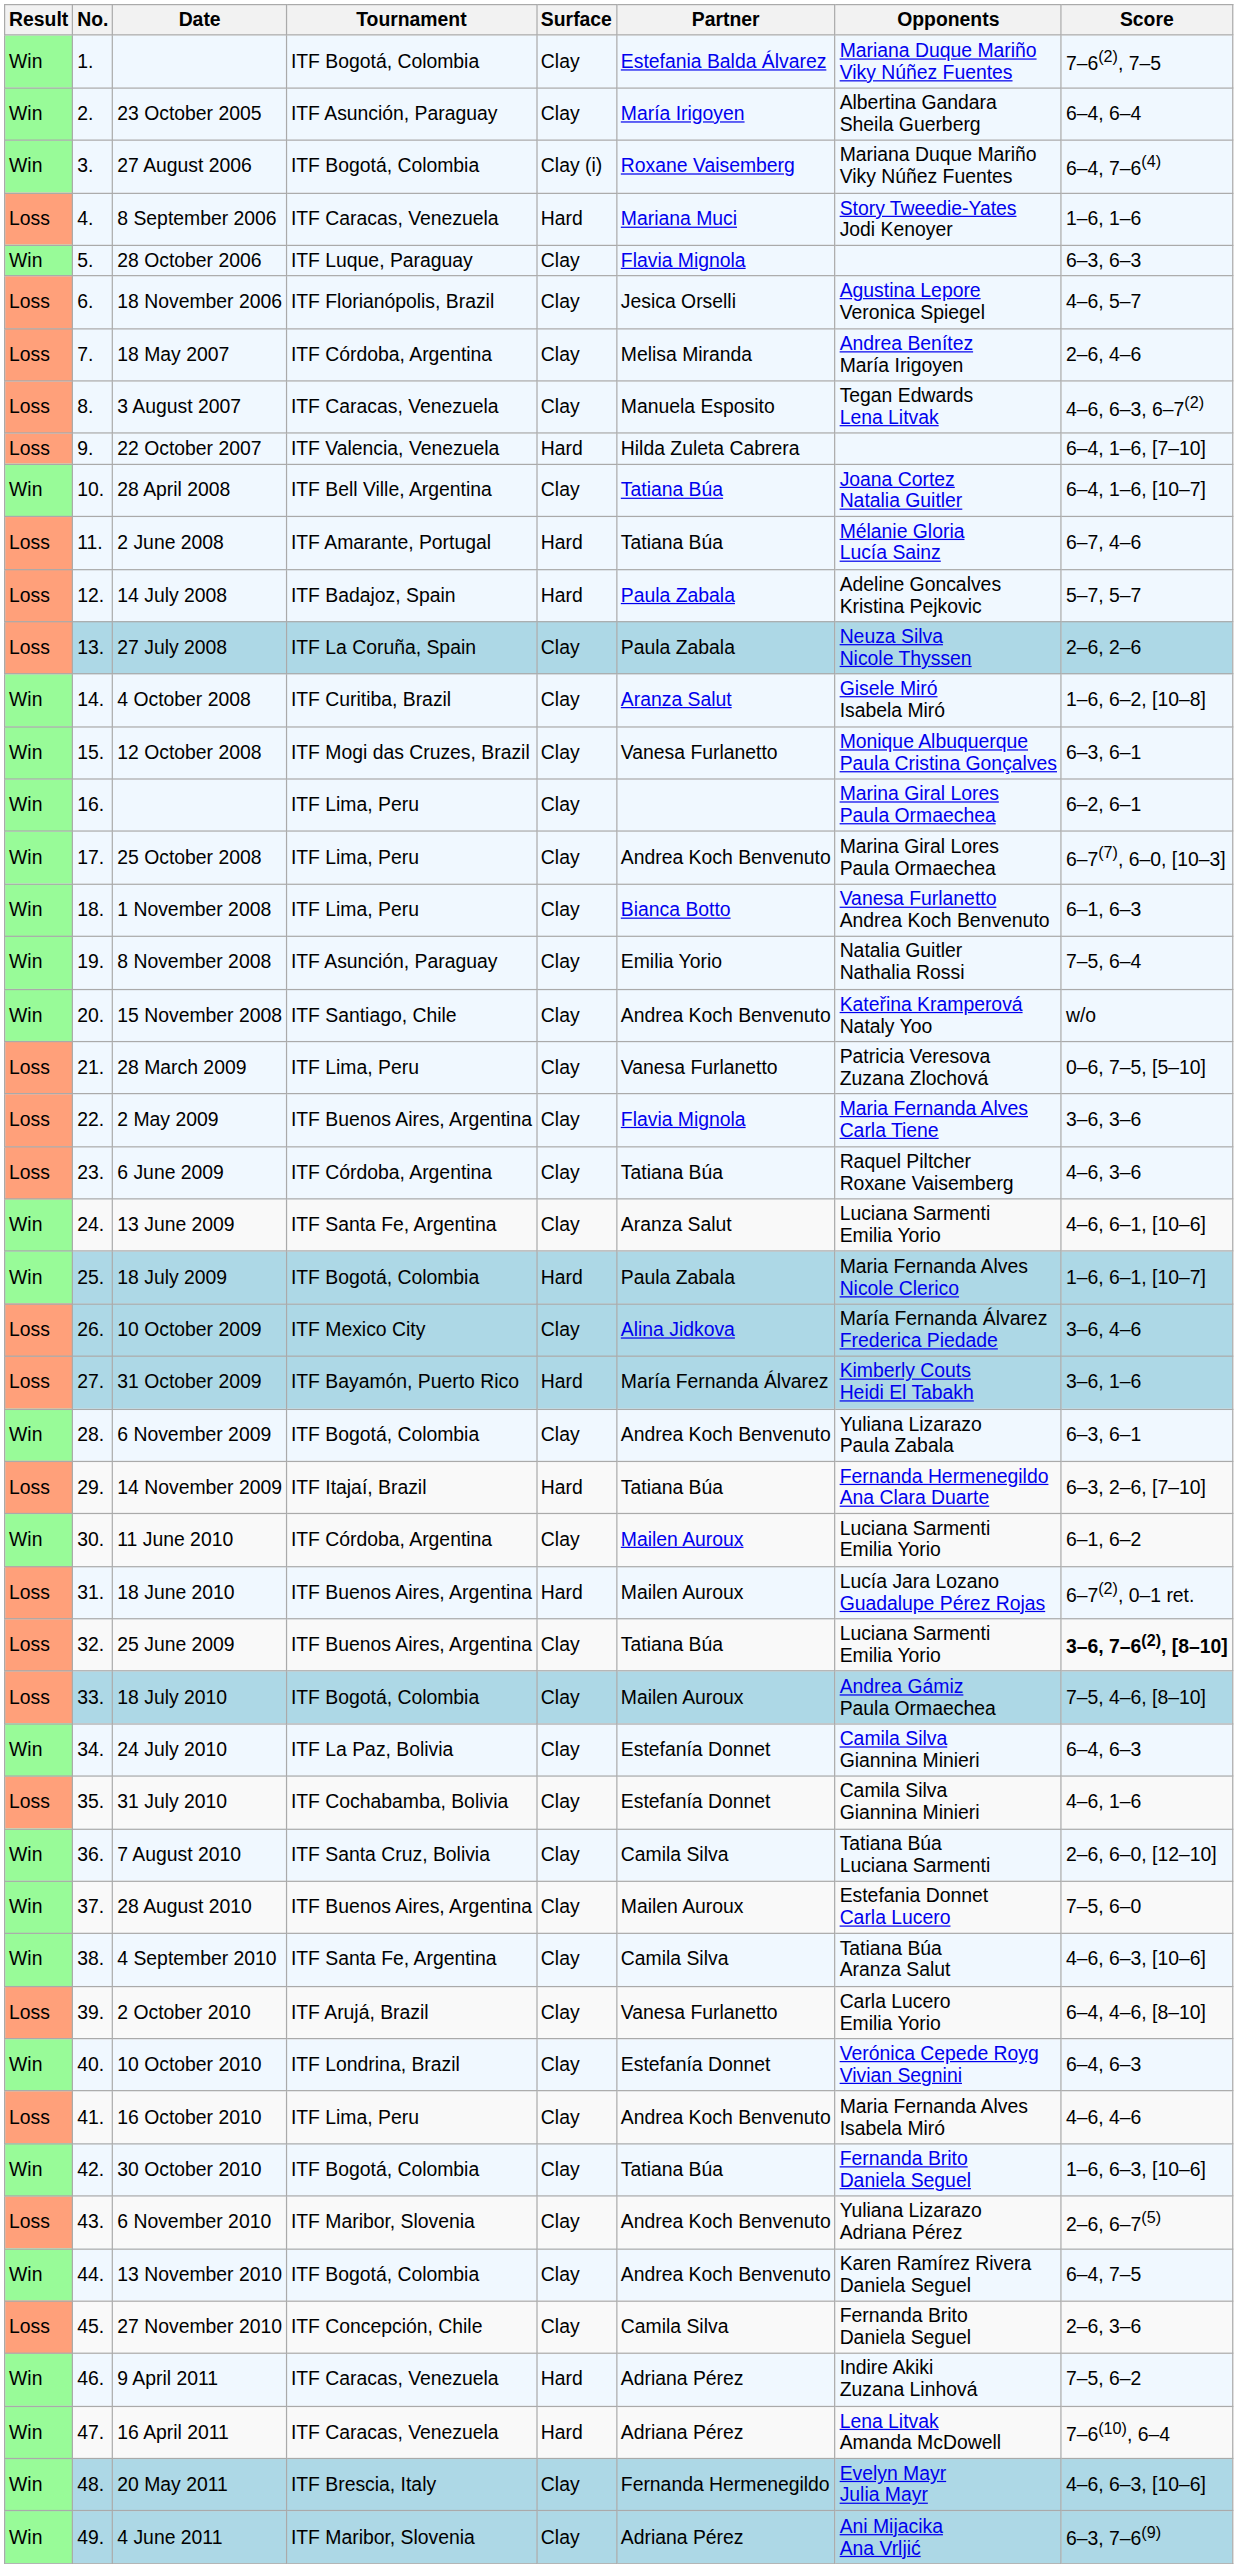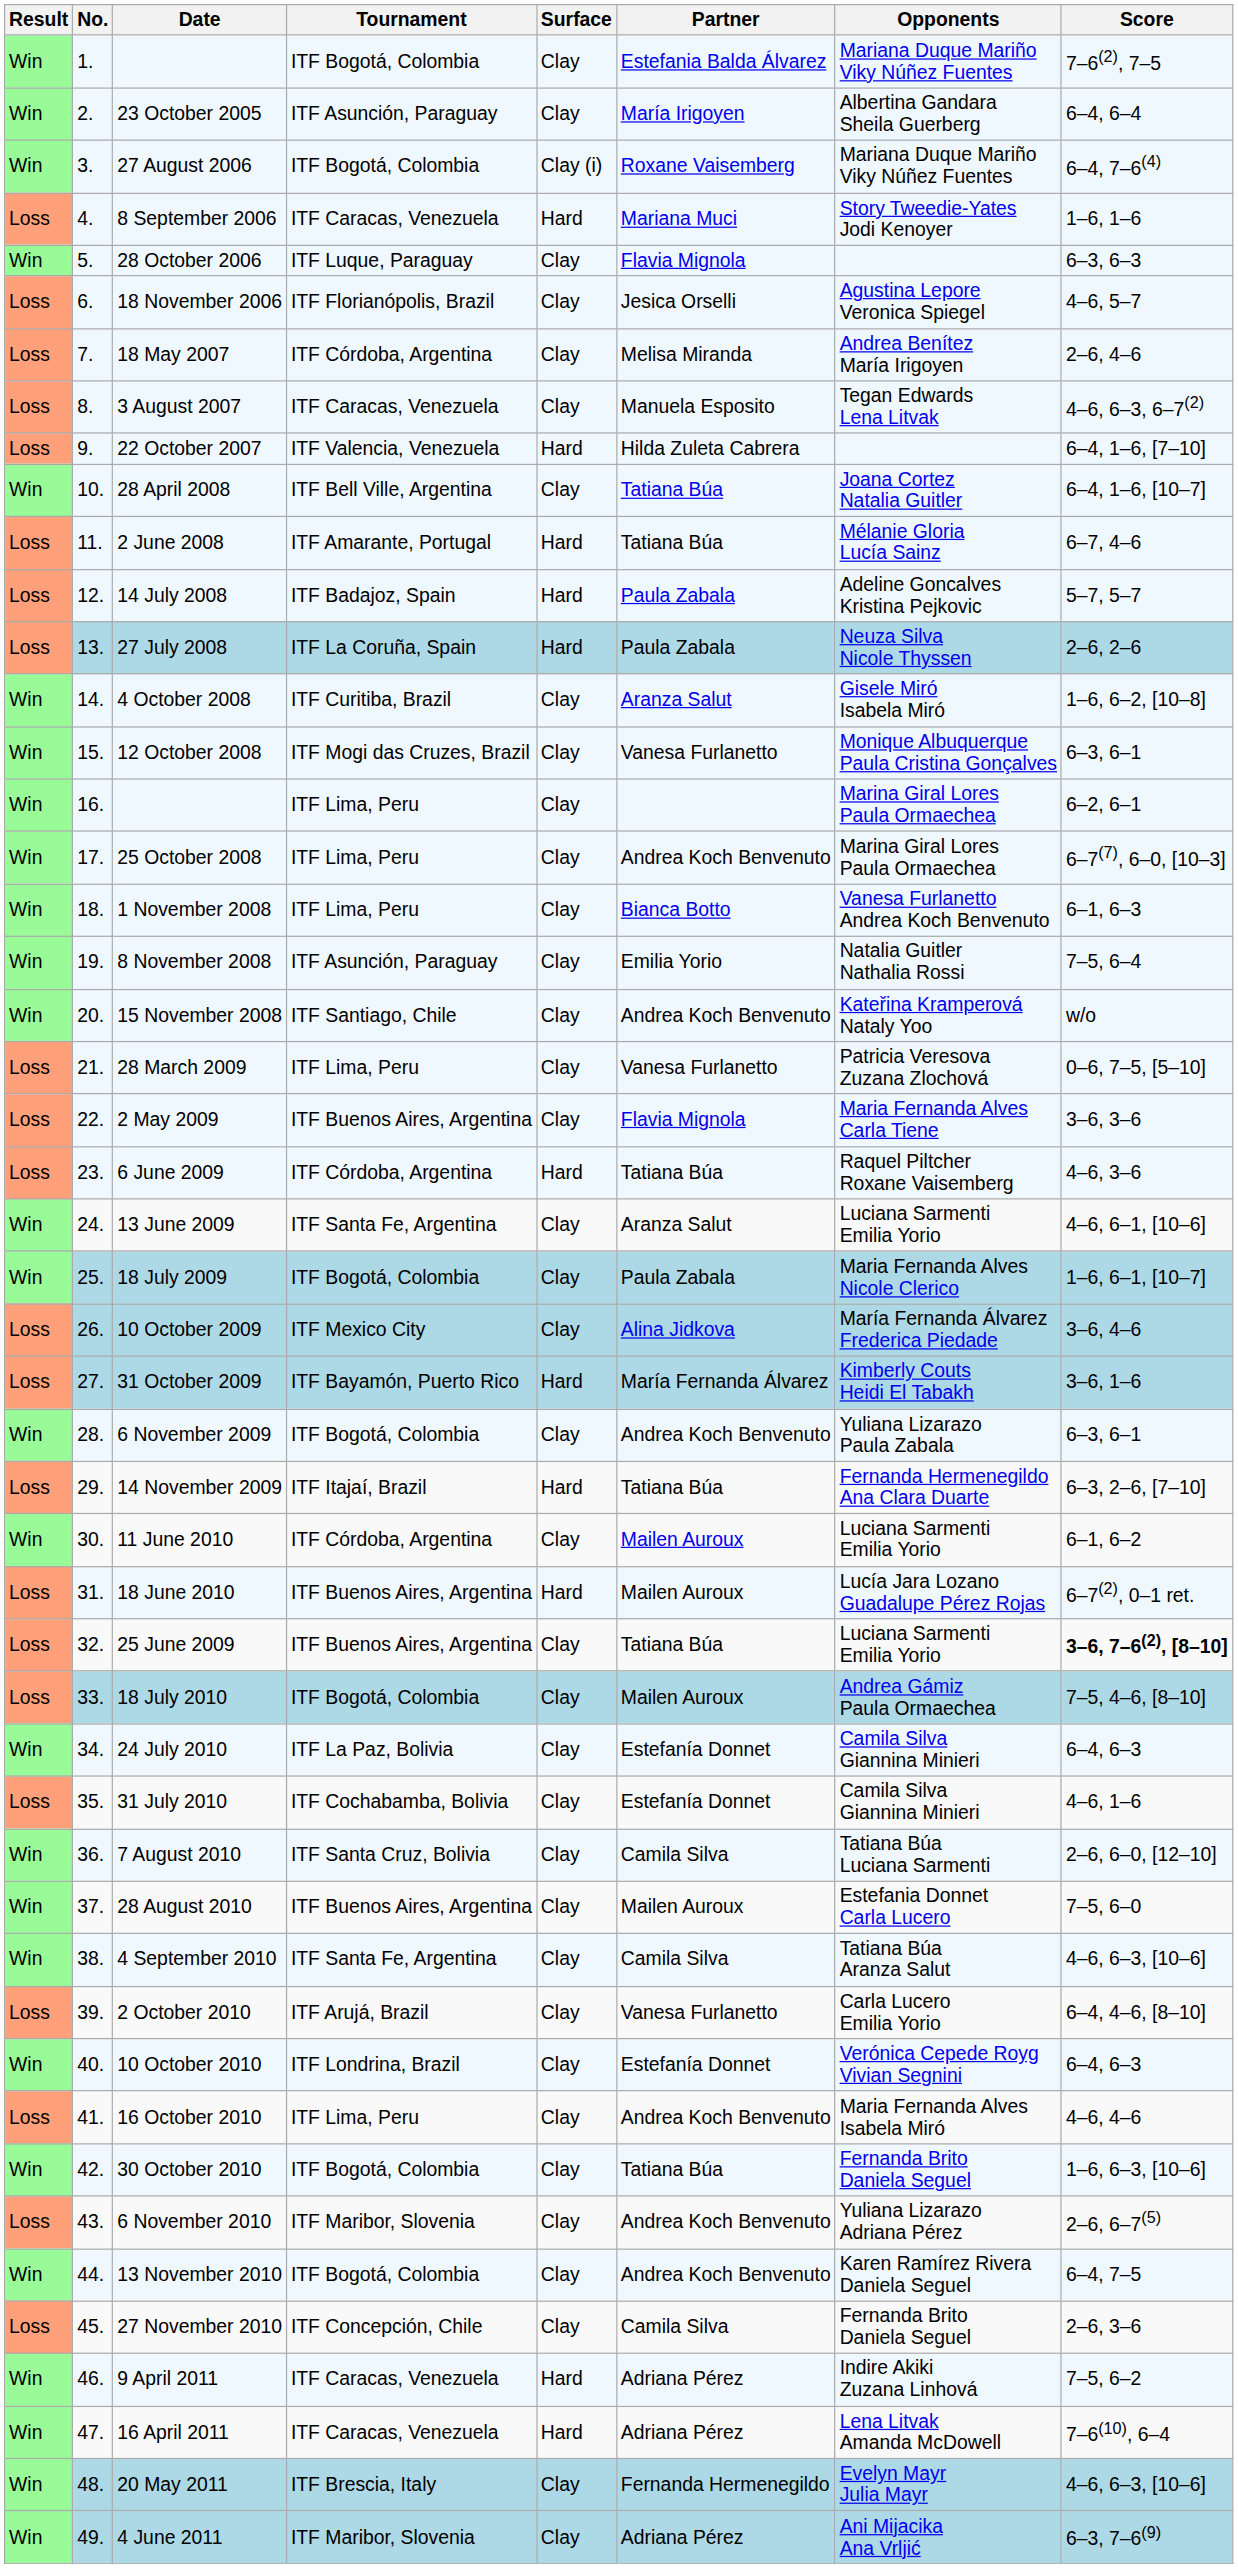(560, 647) Clay -> (562, 647) Hard
(560, 1172) Clay -> (562, 1172) Hard
(562, 1277) Hard -> (560, 1277) Clay
